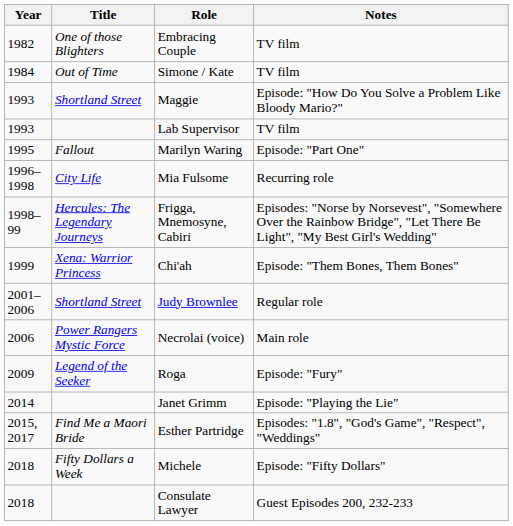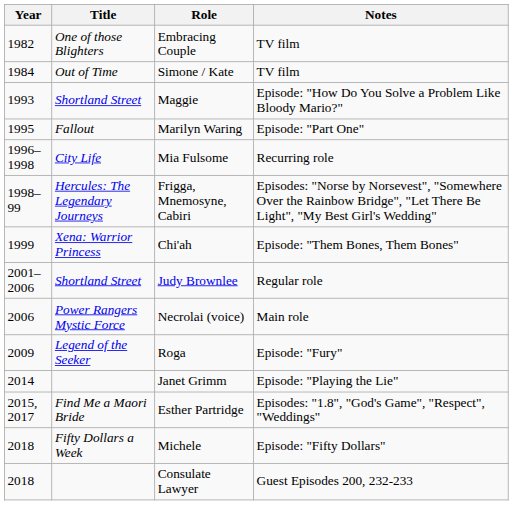- row: (198, 129)
